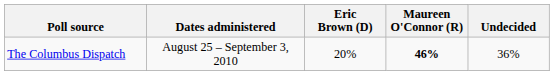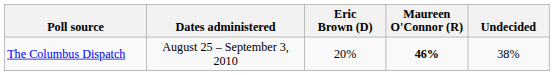(508, 53) 36% -> (508, 53) 38%
